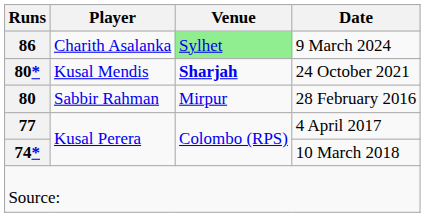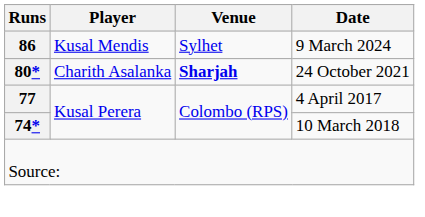(113, 44) Charith Asalanka -> (101, 44) Kusal Mendis
(201, 44) lightgreen background -> (201, 44) no background
(101, 71) Kusal Mendis -> (113, 71) Charith Asalanka
- row: (356, 98)
